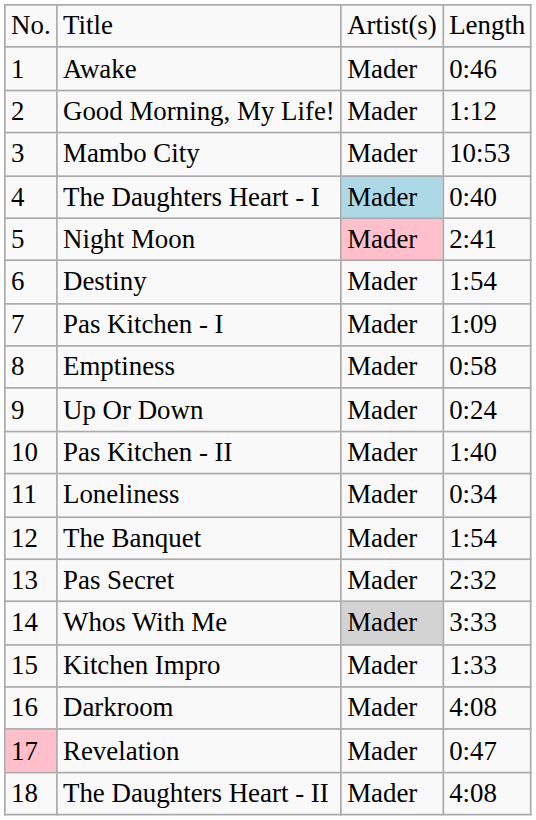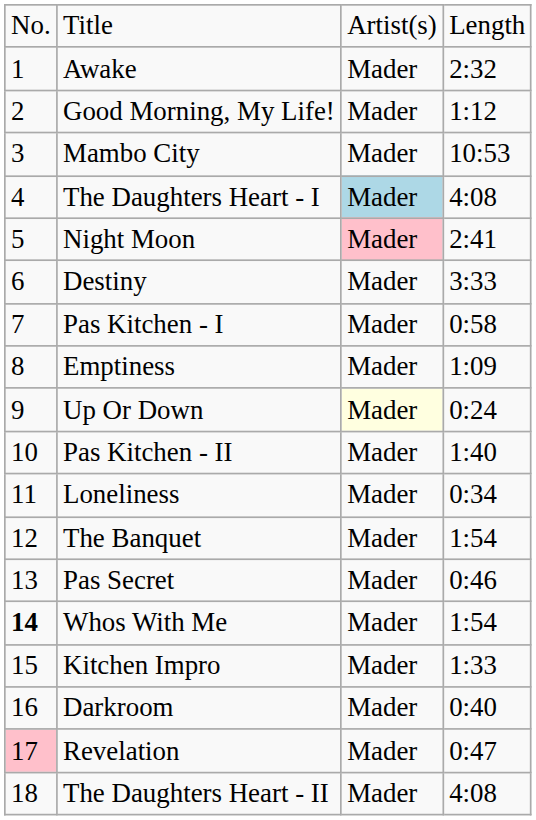(473, 68) 0:46 -> (473, 68) 2:32
(473, 196) 0:40 -> (473, 196) 4:08
(473, 281) 1:54 -> (473, 281) 3:33
(473, 324) 1:09 -> (473, 324) 0:58
(473, 366) 0:58 -> (473, 366) 1:09
(382, 409) no background -> (382, 409) lightyellow background
(473, 580) 2:32 -> (473, 580) 0:46
(24, 622) normal -> (24, 622) bold
(382, 622) lightgrey background -> (382, 622) no background
(473, 622) 3:33 -> (473, 622) 1:54
(473, 707) 4:08 -> (473, 707) 0:40
